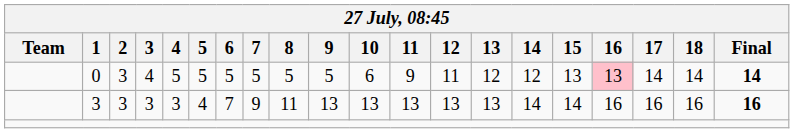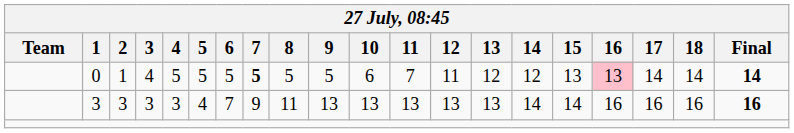(123, 76) 3 -> (123, 76) 1
(256, 76) normal -> (256, 76) bold
(410, 76) 9 -> (410, 76) 7
